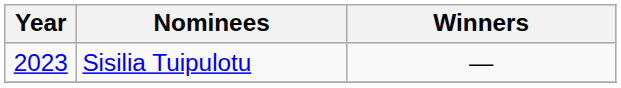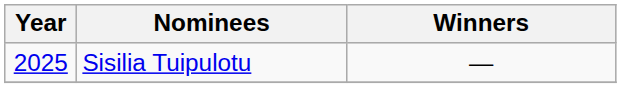(41, 62) 2023 -> (41, 62) 2025
